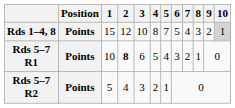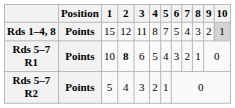(142, 31) 10 -> (142, 31) 11
